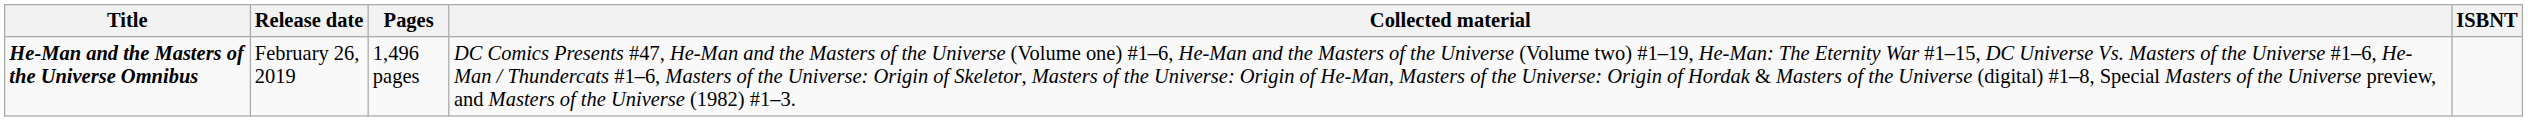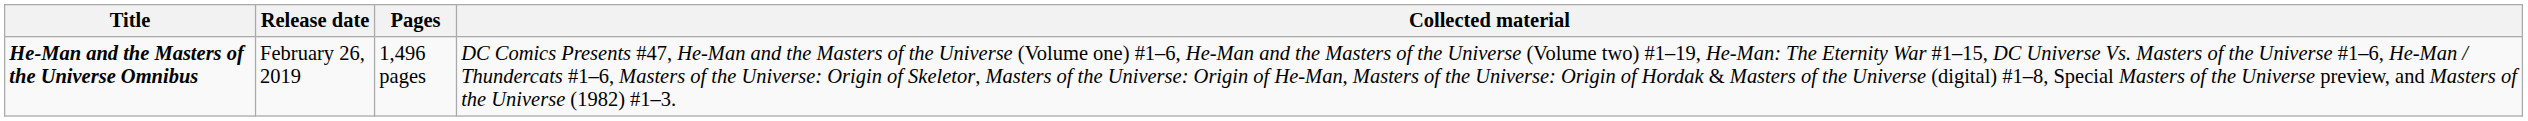- column: (2487, 20)
